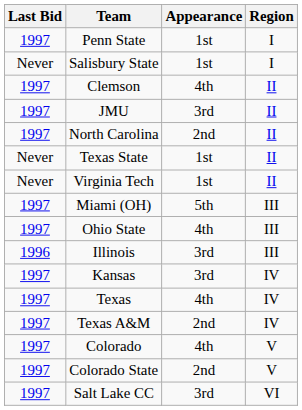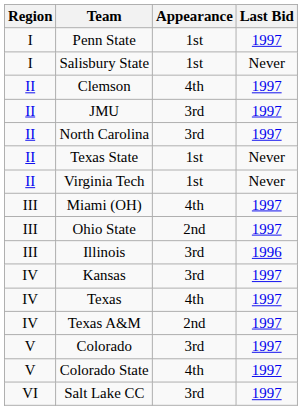columns swapped: (272, 16) <-> (35, 16)
(204, 134) 2nd -> (194, 134) 3rd
(204, 205) 5th -> (194, 205) 4th
(204, 228) 4th -> (194, 228) 2nd
(204, 346) 4th -> (194, 346) 3rd
(204, 370) 2nd -> (194, 370) 4th
